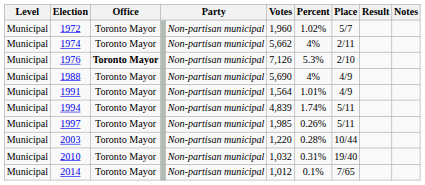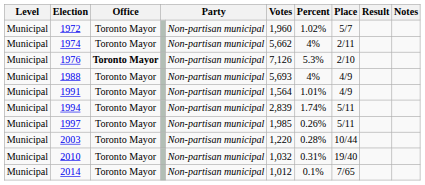(281, 76) 5,690 -> (281, 76) 5,693
(281, 108) 4,839 -> (281, 108) 2,839
